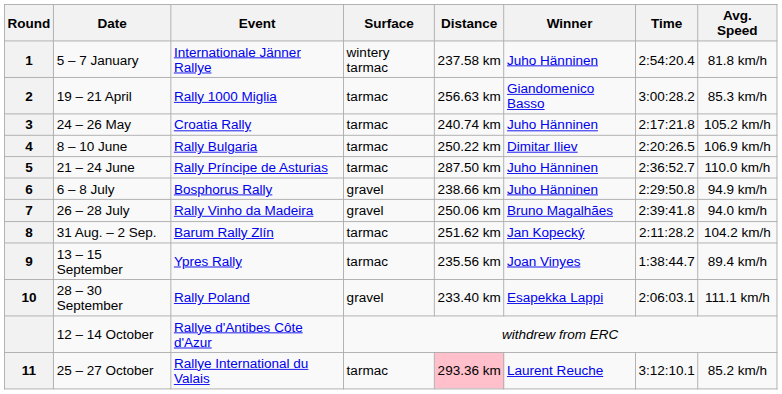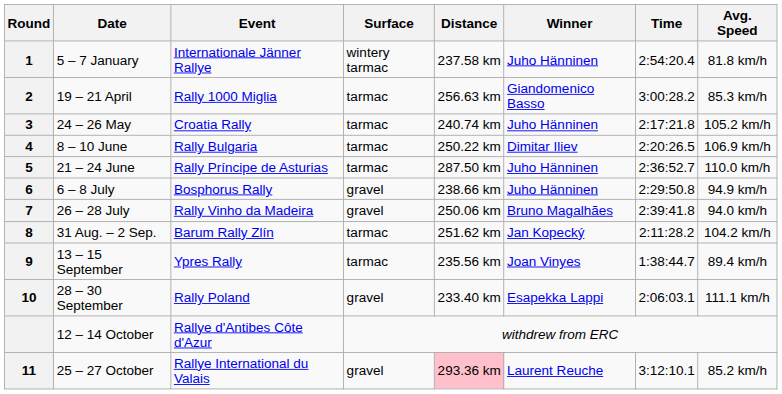(367, 371) tarmac -> (365, 371) gravel
